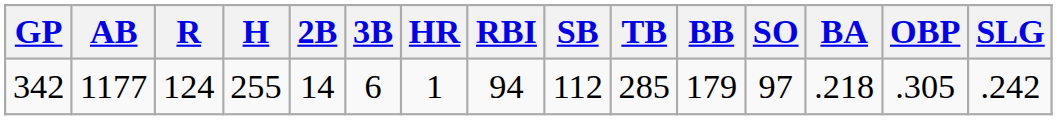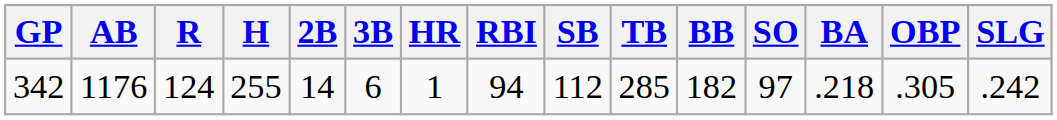(114, 85) 1177 -> (114, 85) 1176
(711, 85) 179 -> (711, 85) 182
